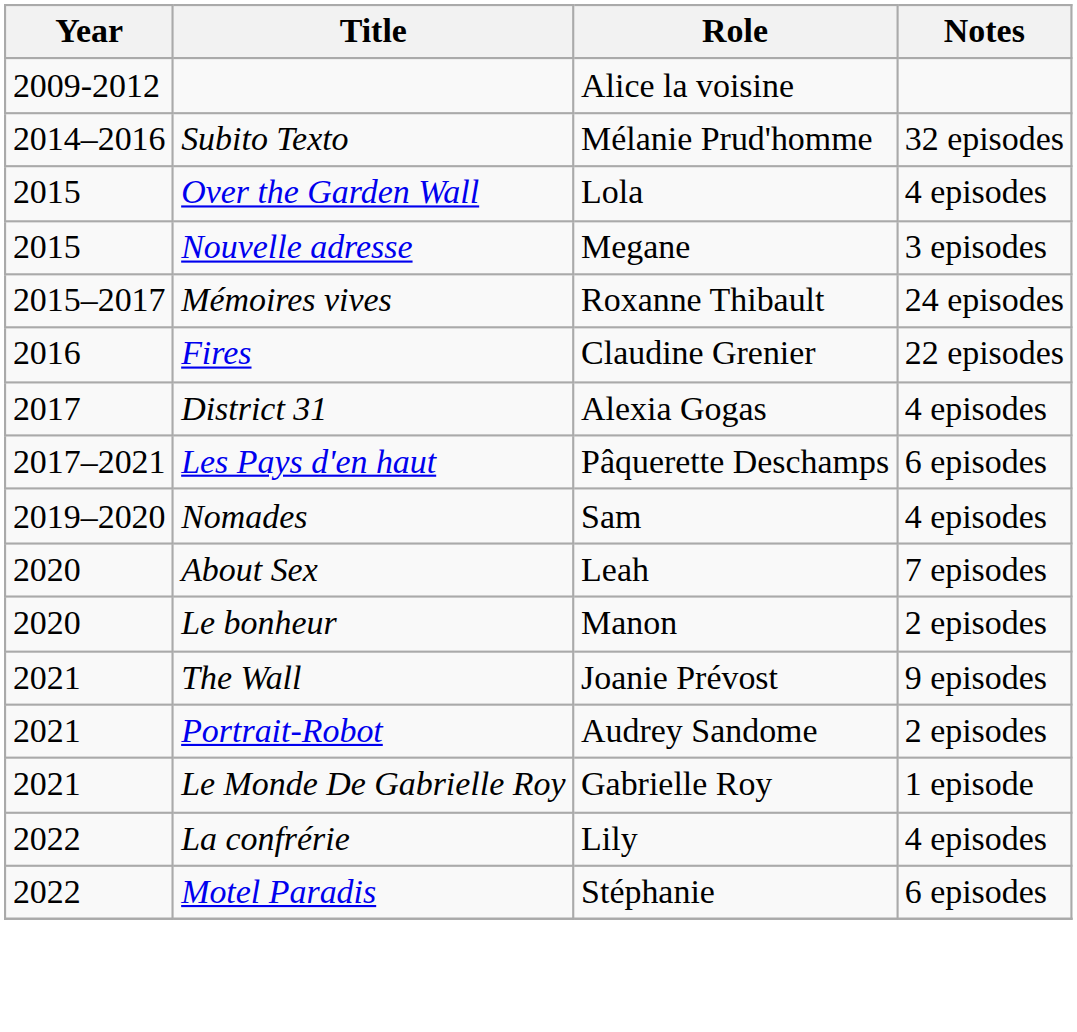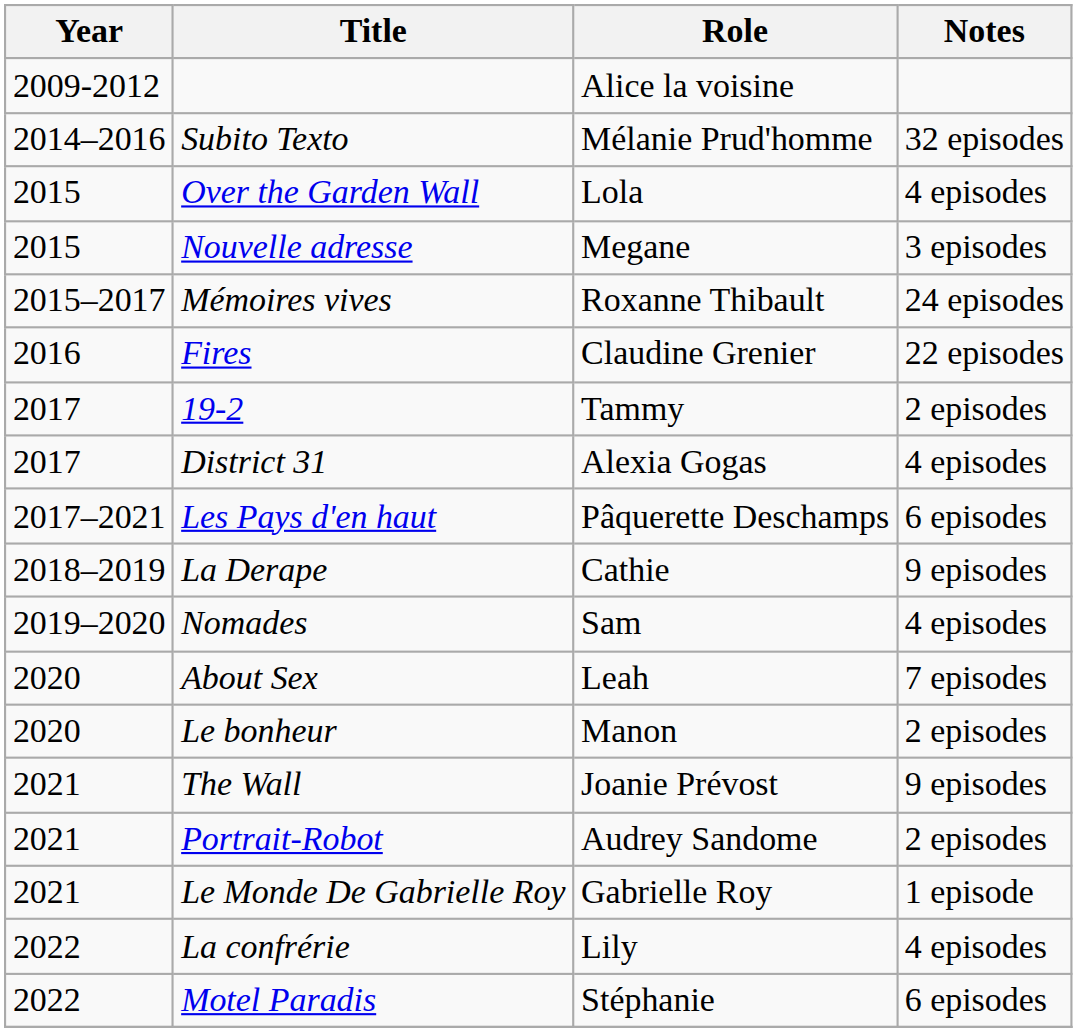+ row: (212, 407)
+ row: (254, 569)
